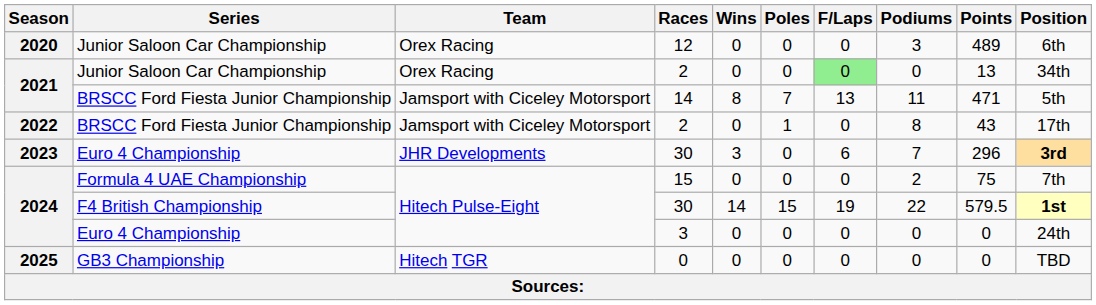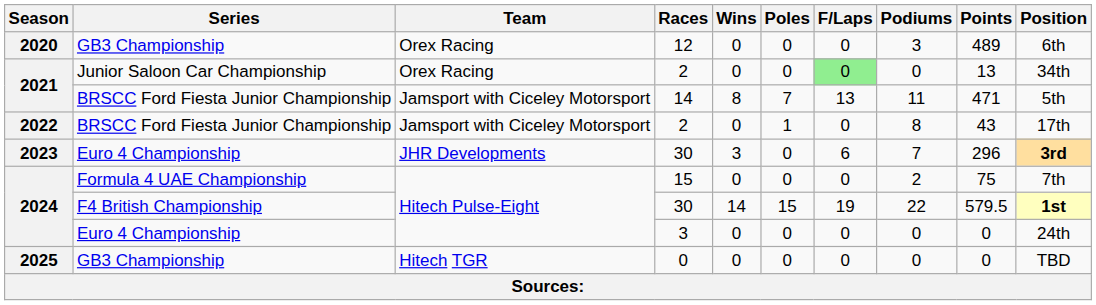(202, 45) Junior Saloon Car Championship -> (151, 45) GB3 Championship
